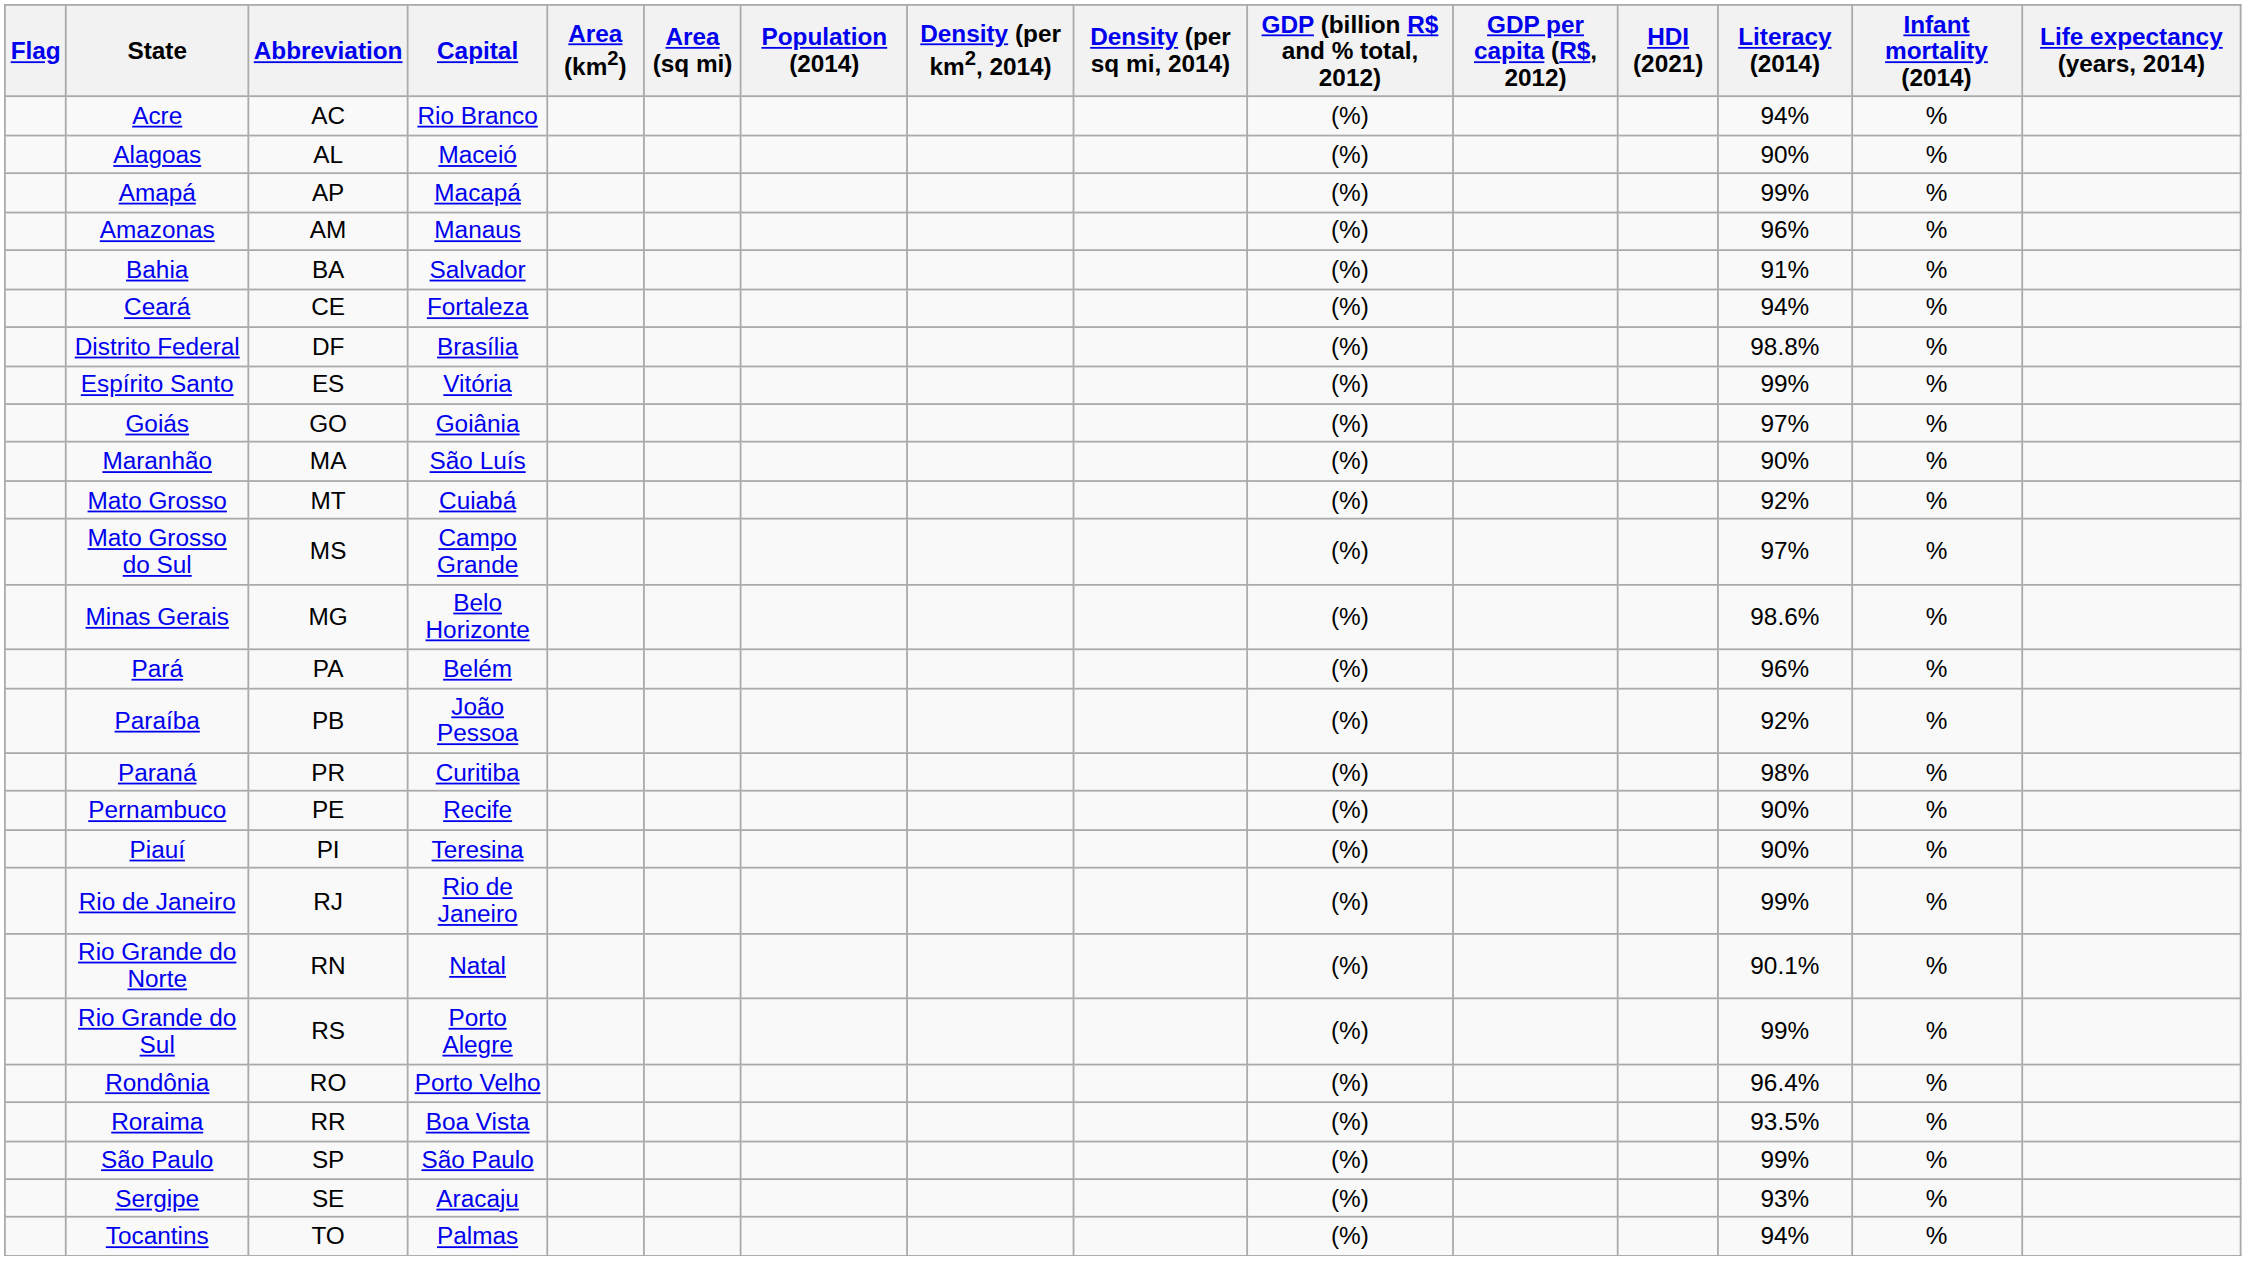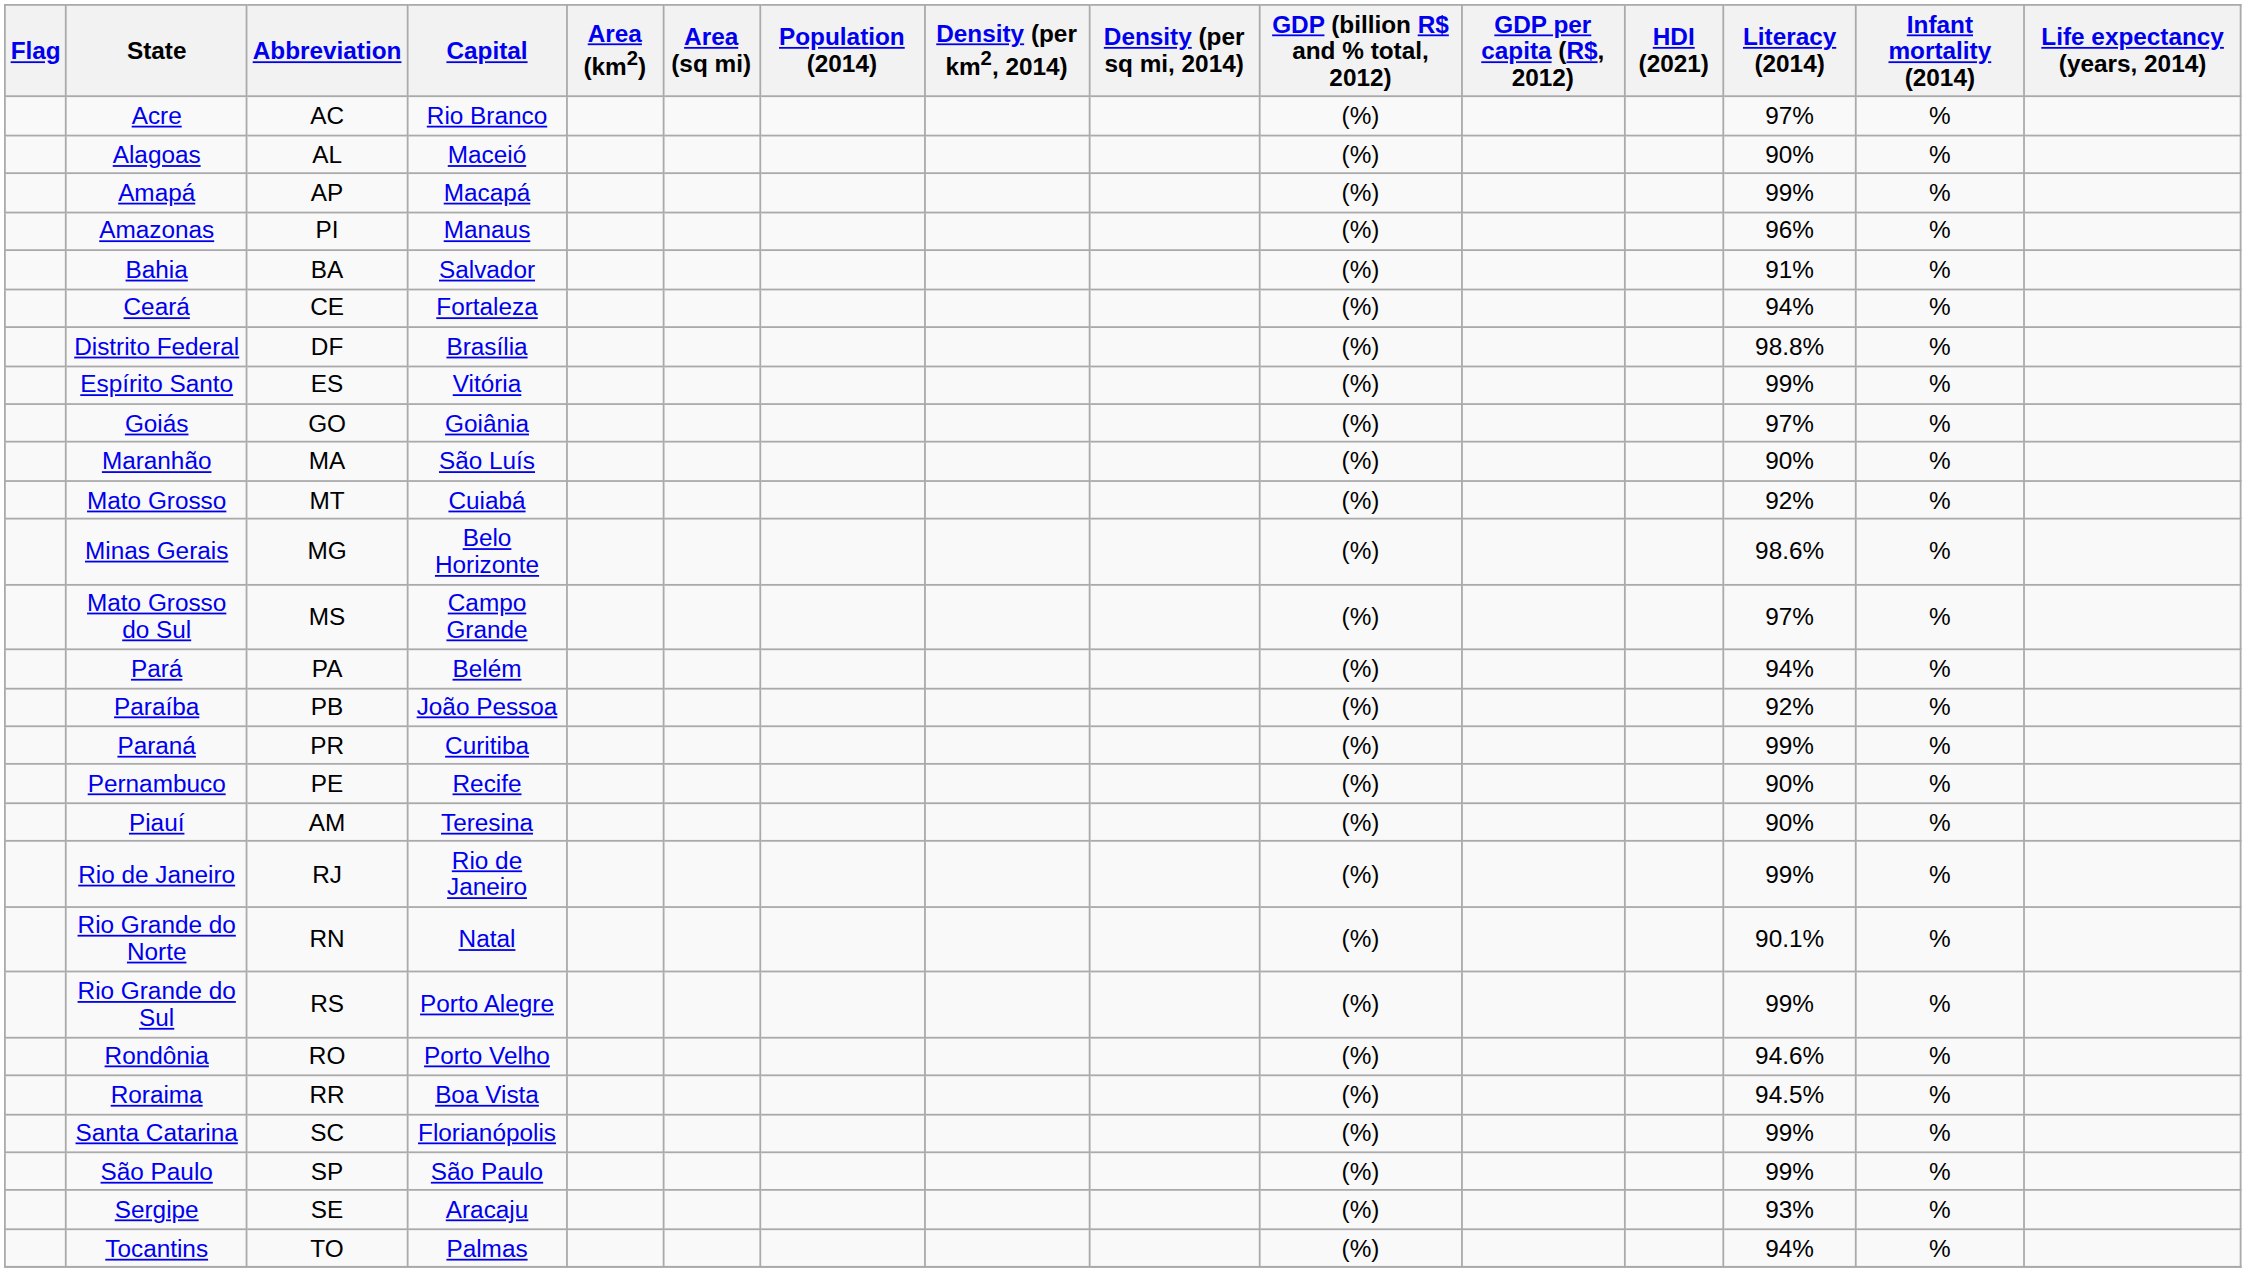(1785, 116) 94% -> (1790, 116) 97%
(328, 231) AM -> (327, 231) PI
rows swapped: (157, 551) <-> (157, 617)
(1785, 668) 96% -> (1790, 668) 94%
(1785, 772) 98% -> (1790, 745) 99%
(328, 849) PI -> (327, 822) AM
(1785, 1083) 96.4% -> (1790, 1056) 94.6%
(1785, 1121) 93.5% -> (1790, 1094) 94.5%
+ row: (157, 1133)
